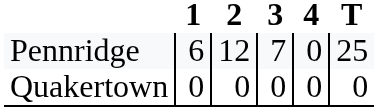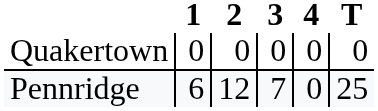rows swapped: (89, 86) <-> (75, 50)
